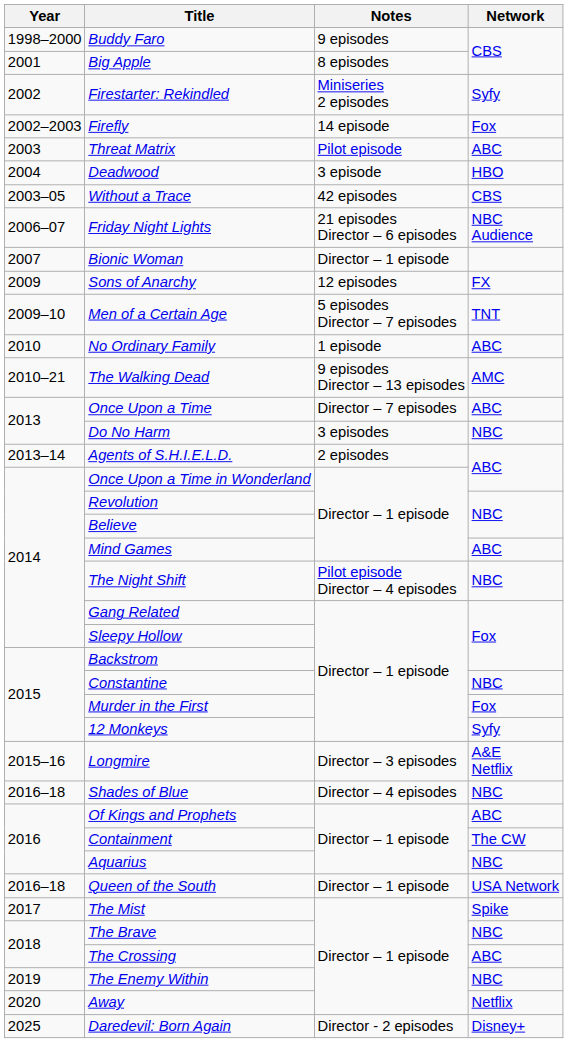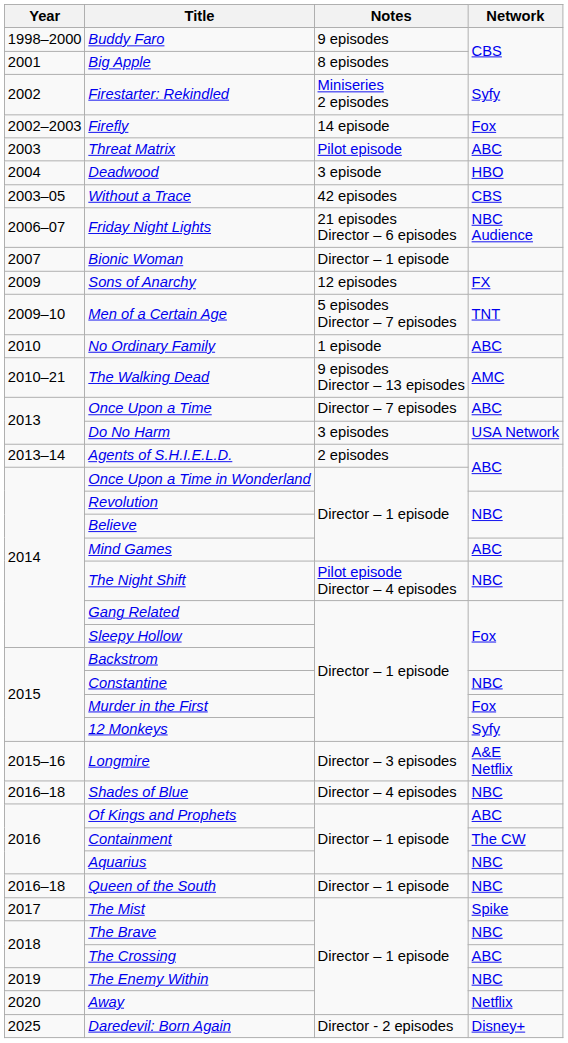(487, 432) NBC -> (515, 432) USA Network
(515, 885) USA Network -> (487, 885) NBC
